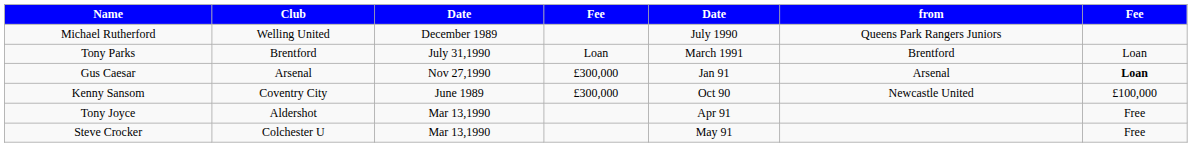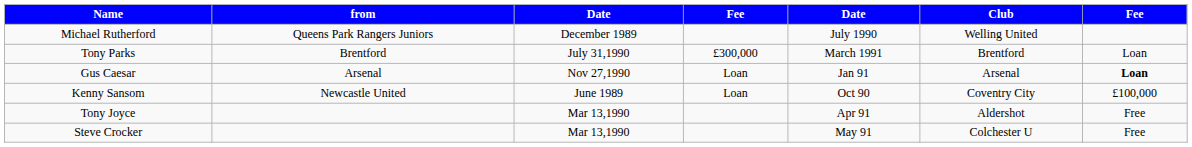columns swapped: (931, 14) <-> (293, 14)
(596, 54) Loan -> (735, 54) £300,000
(596, 73) £300,000 -> (735, 73) Loan
(596, 93) £300,000 -> (735, 93) Loan
